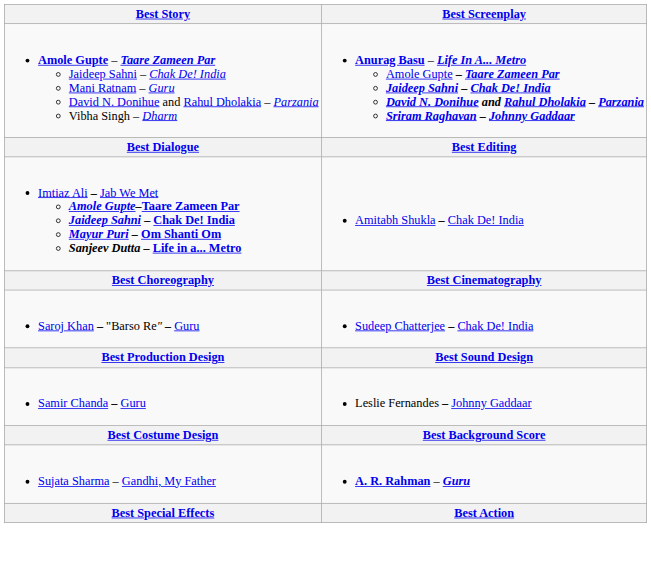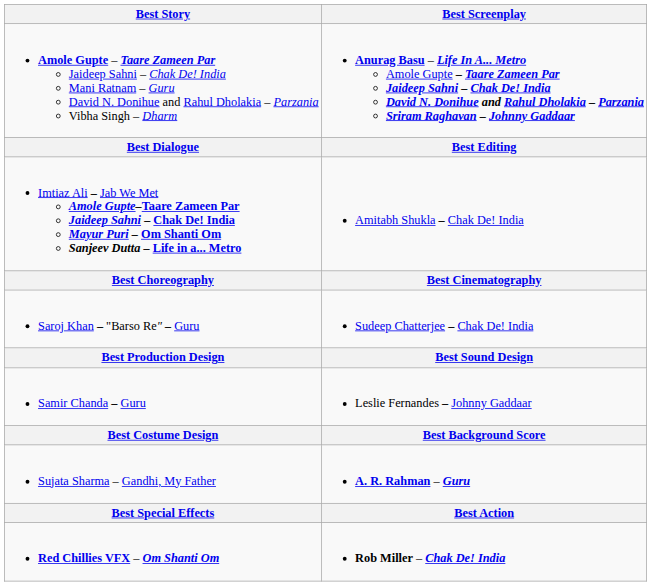+ row: (163, 559)
